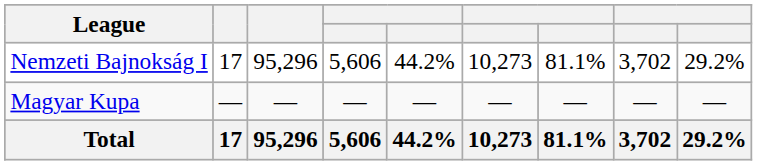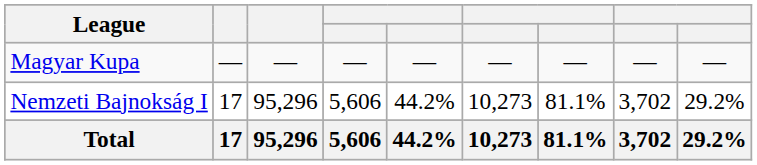rows swapped: (109, 61) <-> (75, 100)
